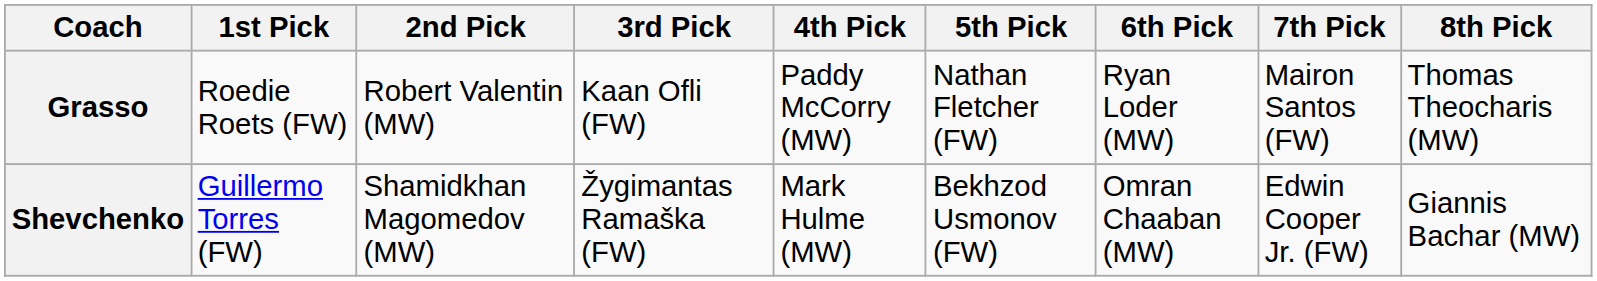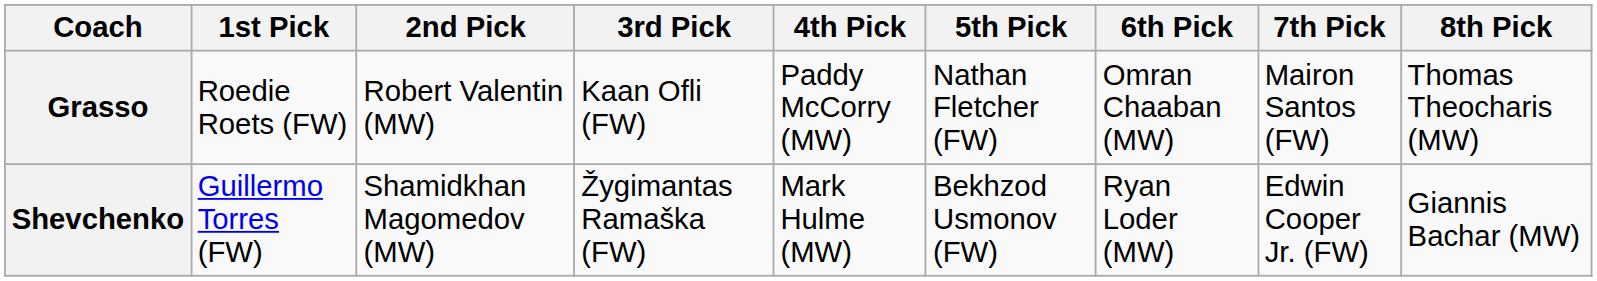(1140, 107) Ryan Loder (MW) -> (1162, 107) Omran Chaaban (MW)
(1162, 219) Omran Chaaban (MW) -> (1140, 219) Ryan Loder (MW)
